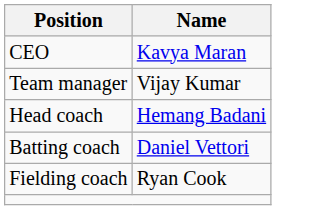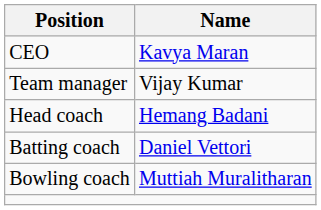+ row: (69, 178)
- row: (68, 178)
